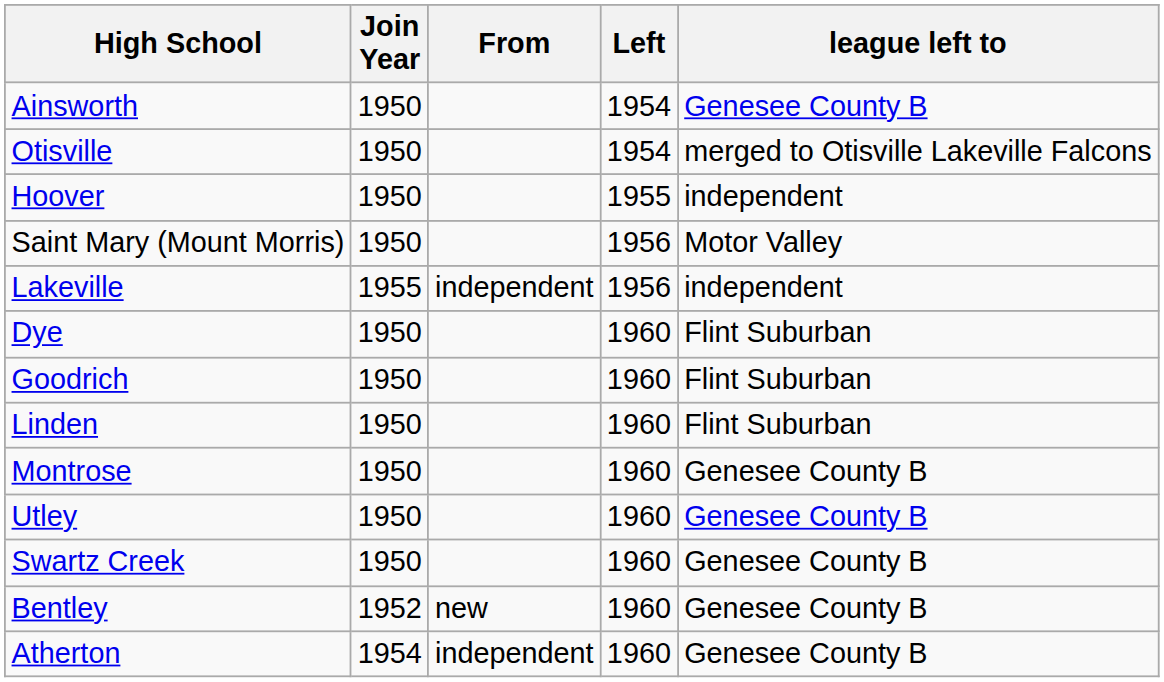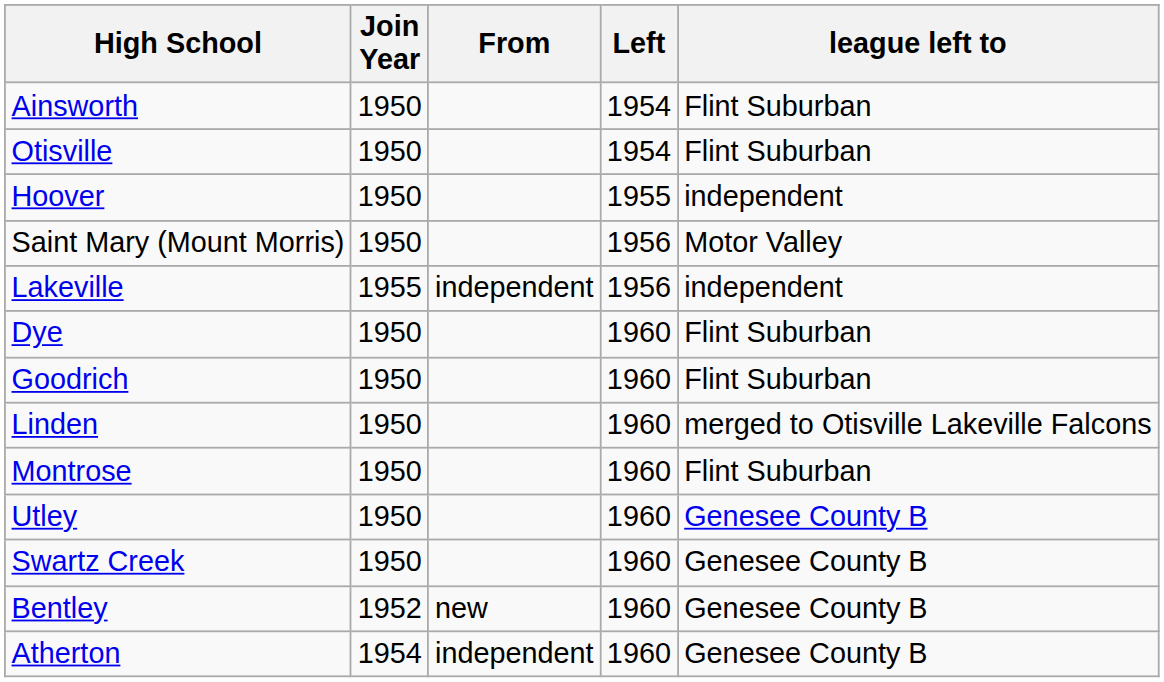(806, 105) Genesee County B -> (778, 105) Flint Suburban
(918, 151) merged to Otisville Lakeville Falcons -> (778, 151) Flint Suburban
(778, 425) Flint Suburban -> (918, 425) merged to Otisville Lakeville Falcons
(806, 470) Genesee County B -> (778, 470) Flint Suburban
